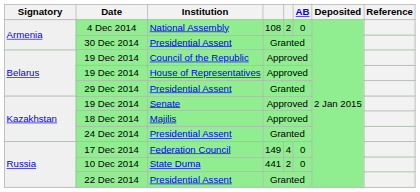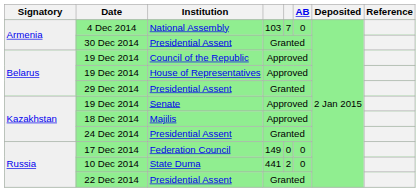(273, 28) 108 -> (273, 28) 103
(288, 28) 2 -> (288, 28) 7
(288, 150) 4 -> (288, 150) 0
